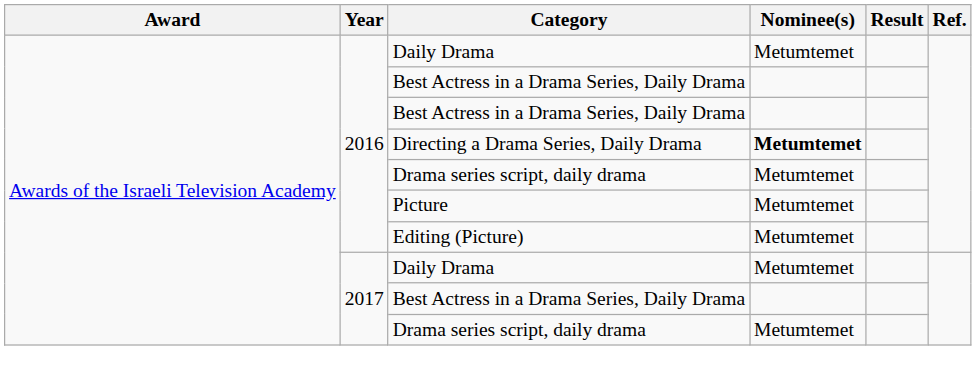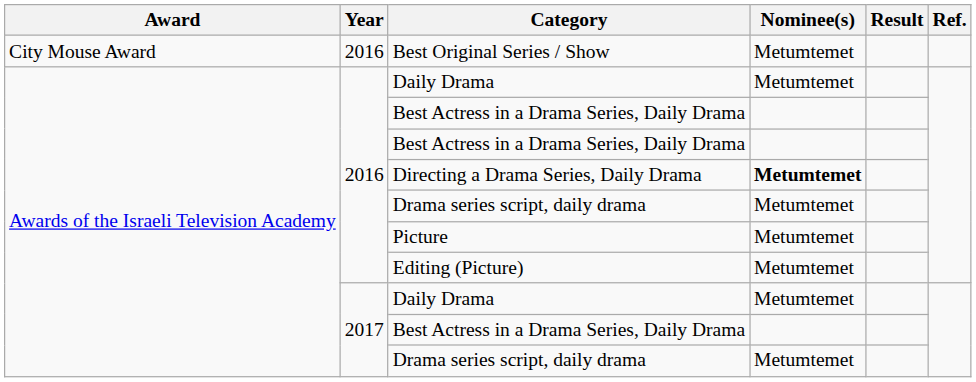+ row: (364, 50)
